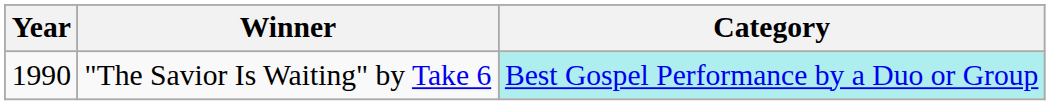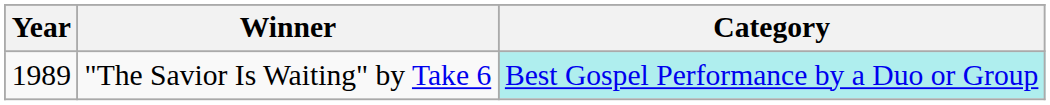(41, 74) 1990 -> (41, 74) 1989
